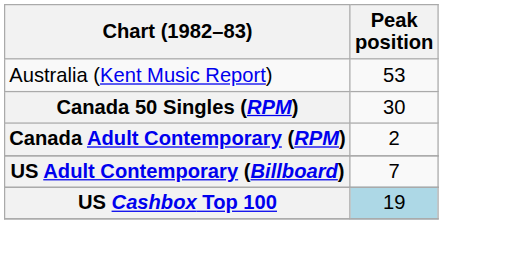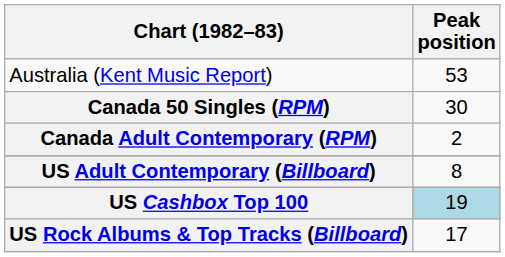(394, 171) 7 -> (457, 171) 8
+ row: (209, 235)
